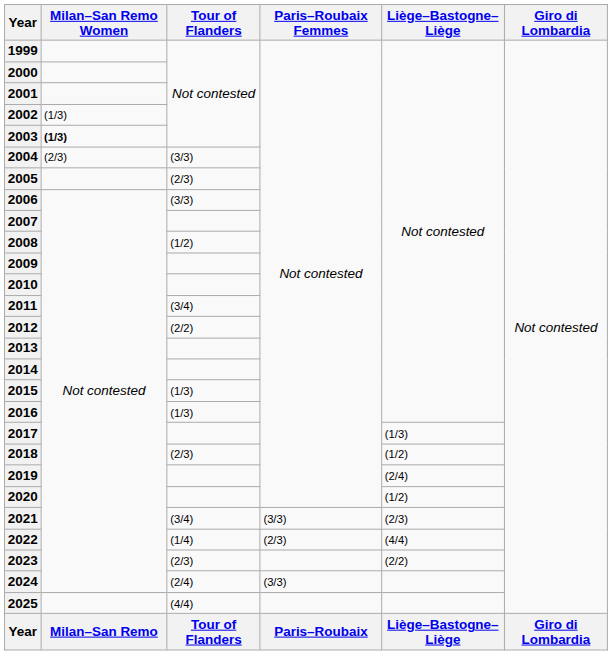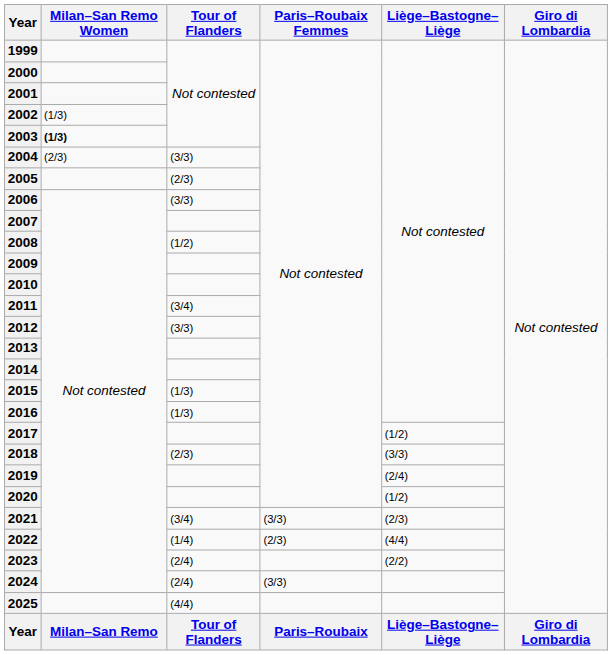(182, 327) (2/2) -> (182, 327) (3/3)
(396, 433) (1/3) -> (396, 433) (1/2)
(396, 455) (1/2) -> (396, 455) (3/3)
(182, 561) (2/3) -> (182, 561) (2/4)
